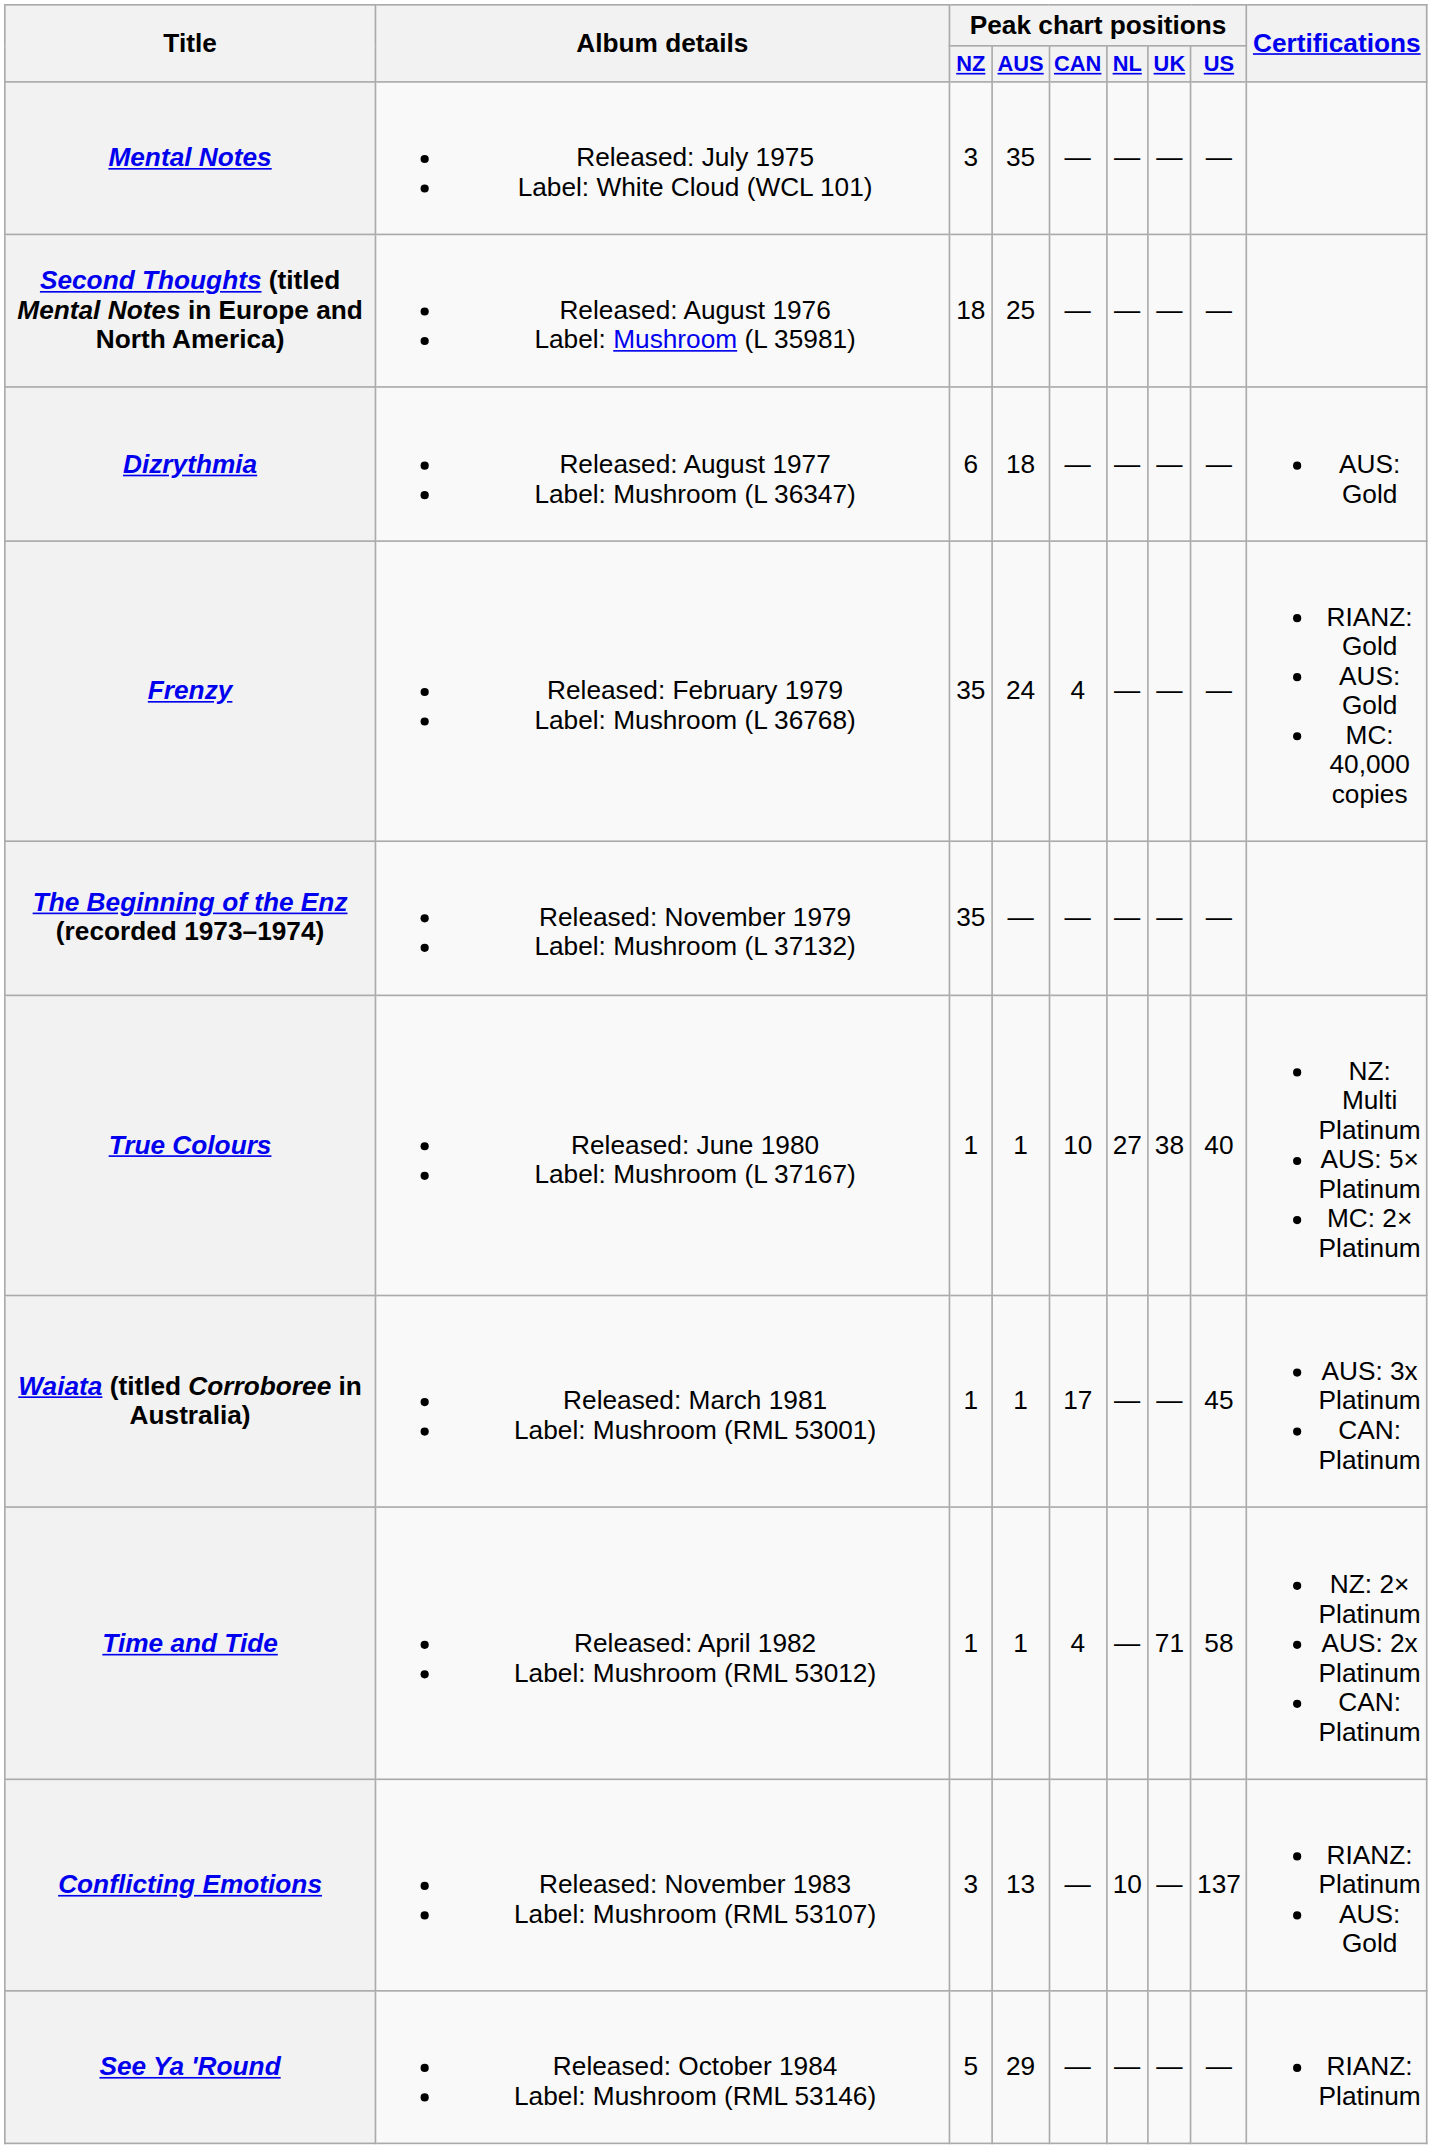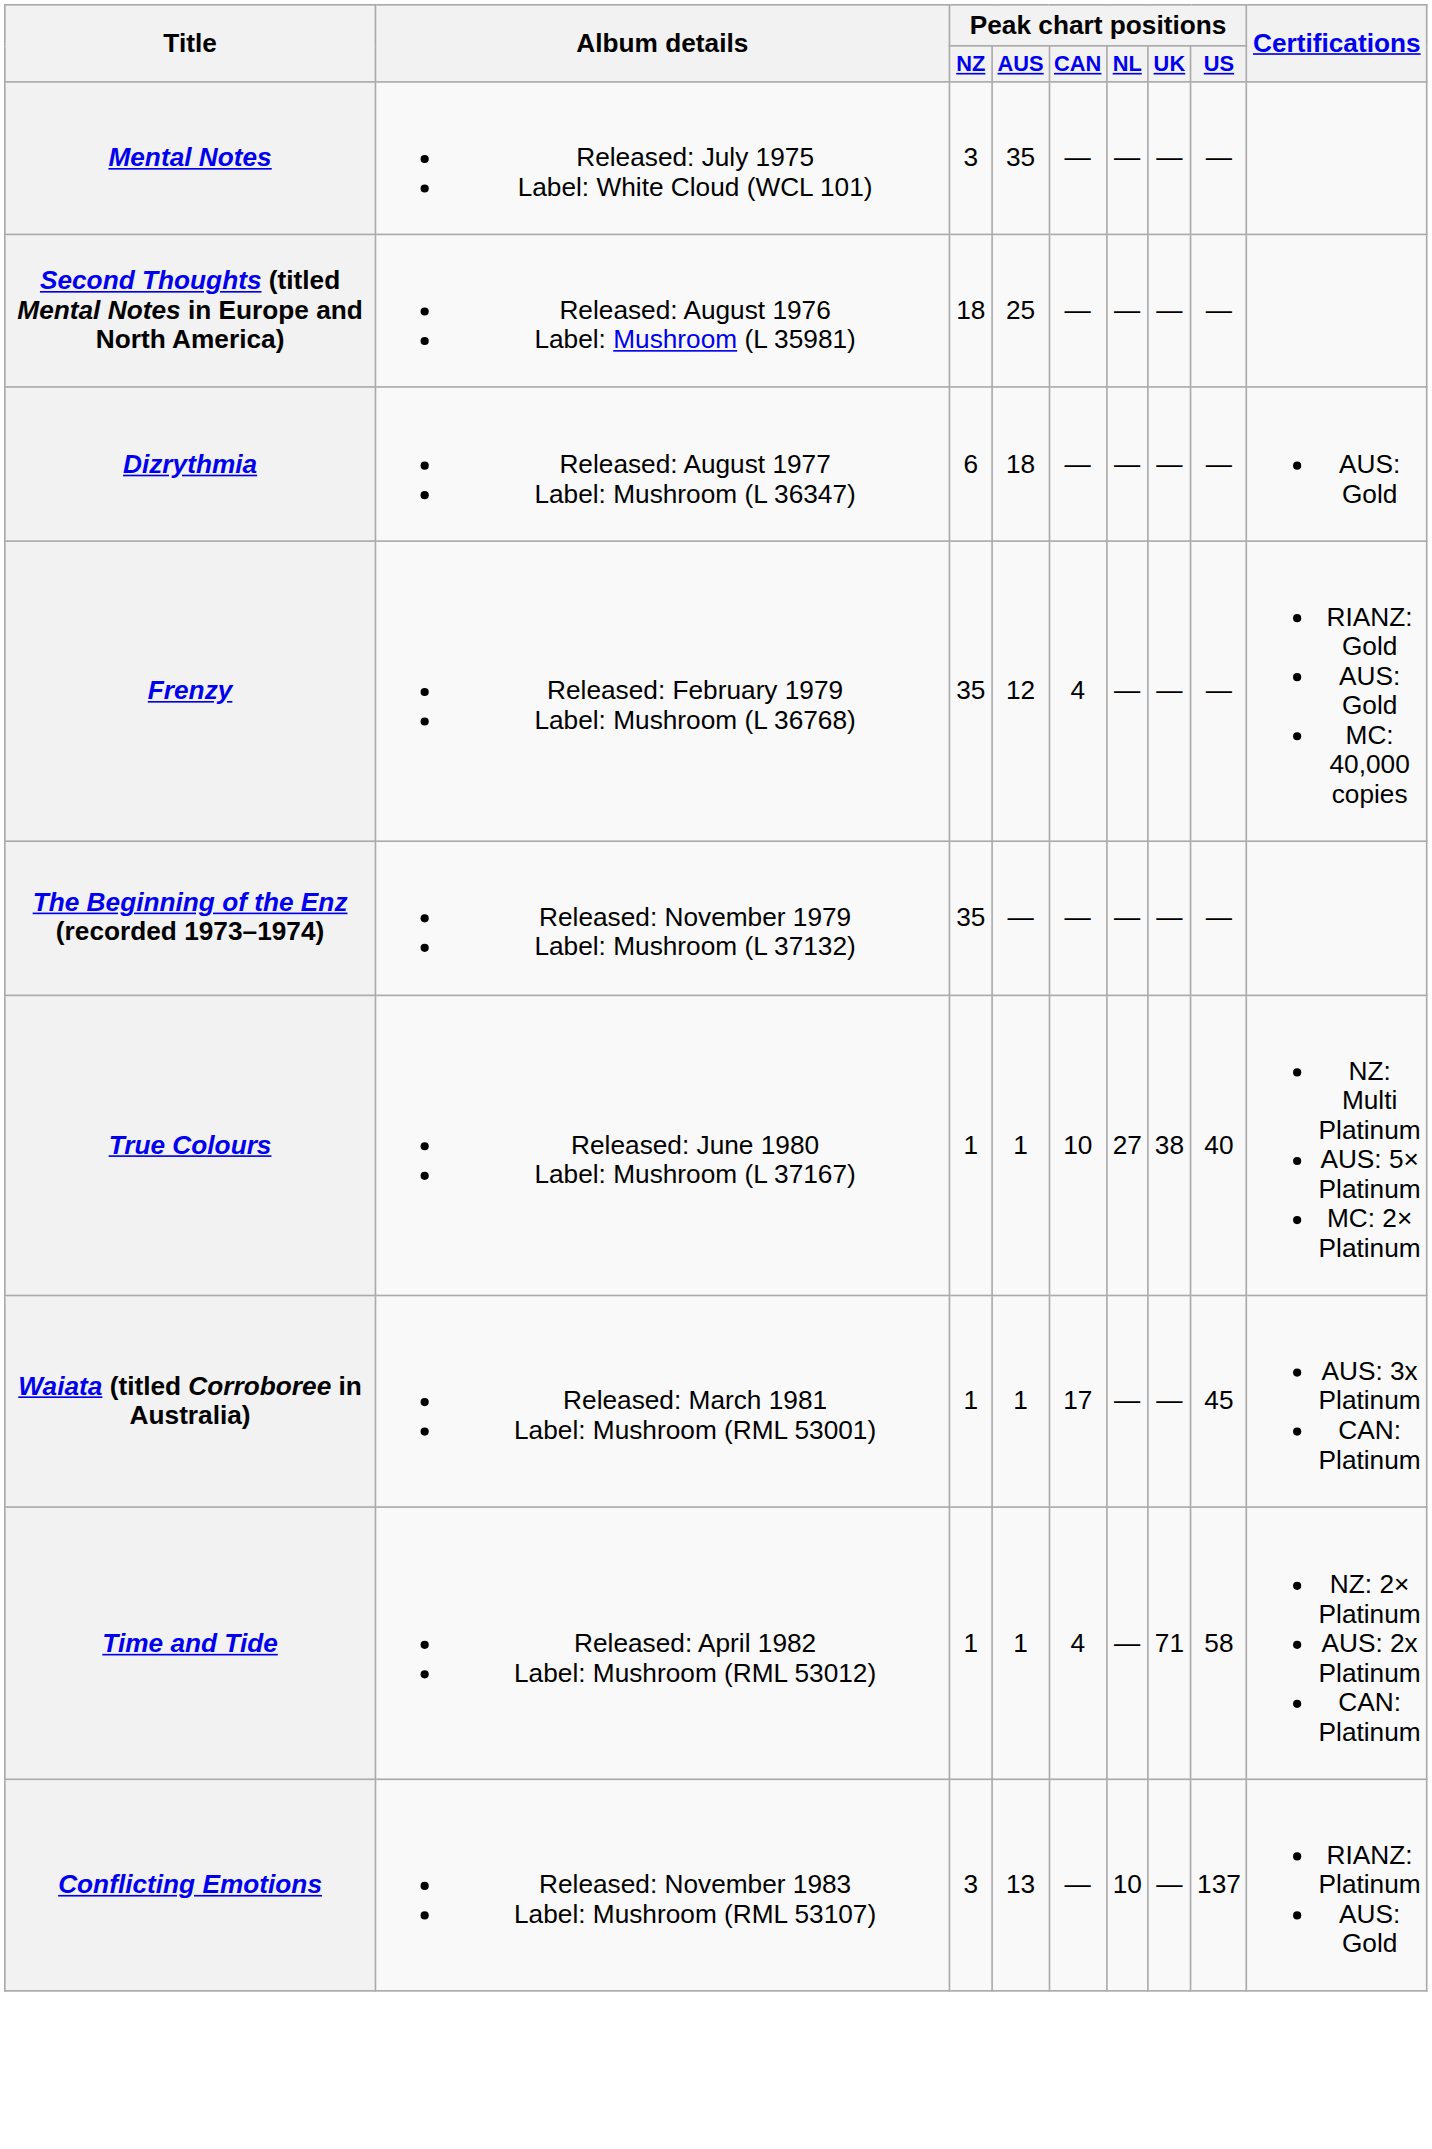(1021, 690) 24 -> (1021, 690) 12
- row: (190, 2067)
